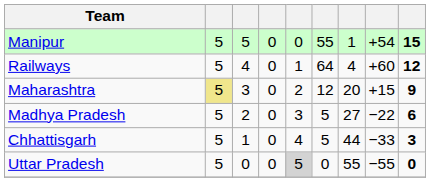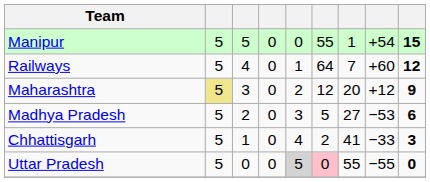(352, 66) 4 -> (352, 66) 7
(382, 90) +15 -> (382, 90) +12
(382, 115) −22 -> (382, 115) −53
(325, 139) 5 -> (325, 139) 2
(352, 139) 44 -> (352, 139) 41
(325, 164) no background -> (325, 164) pink background
